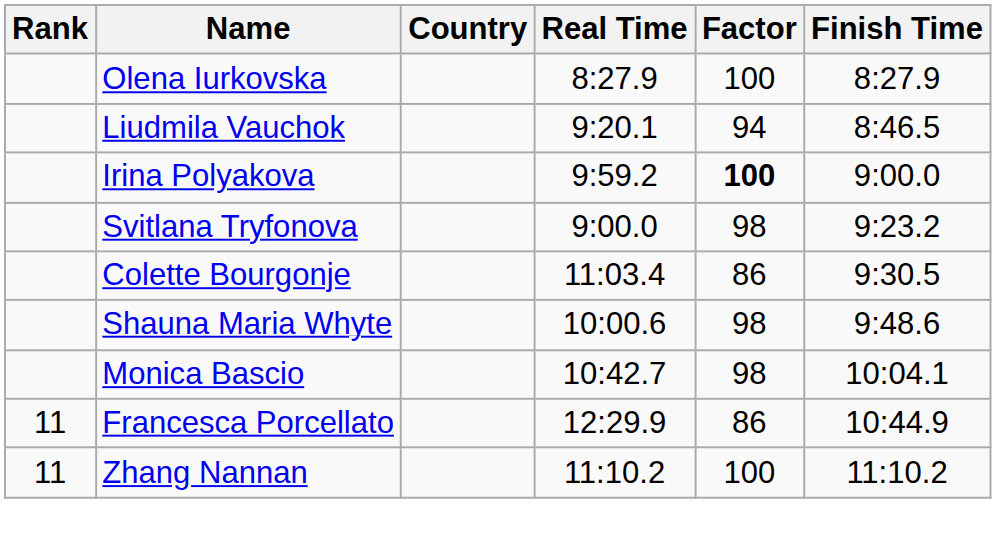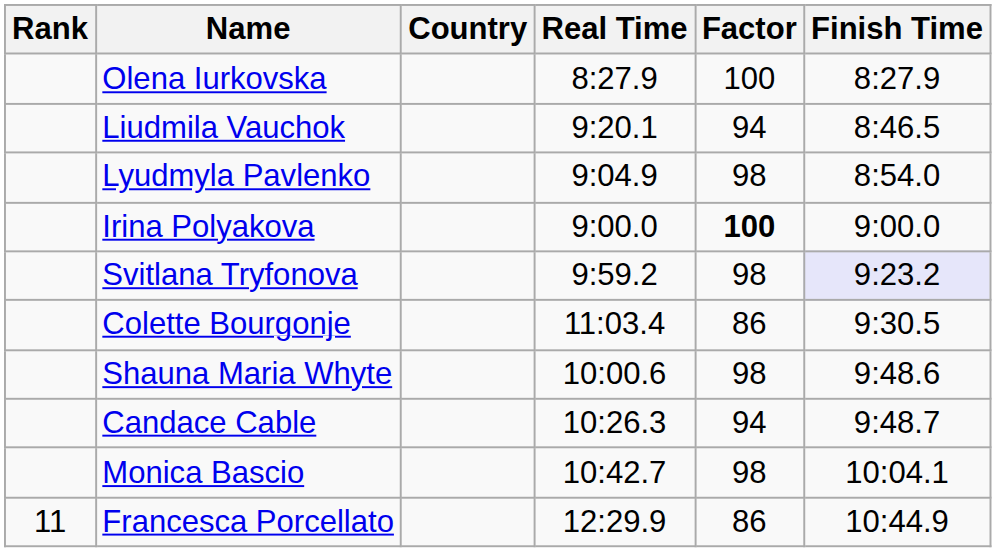+ row: (236, 176)
(615, 176) 9:59.2 -> (615, 226) 9:00.0
(615, 226) 9:00.0 -> (615, 275) 9:59.2
(897, 226) no background -> (897, 275) lavender background
+ row: (209, 422)
- row: (205, 472)
